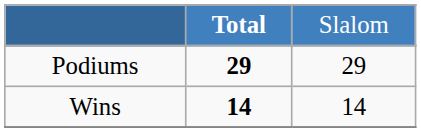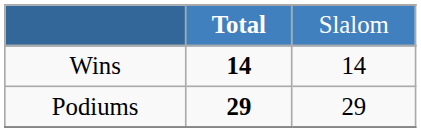rows swapped: (95, 106) <-> (95, 65)
